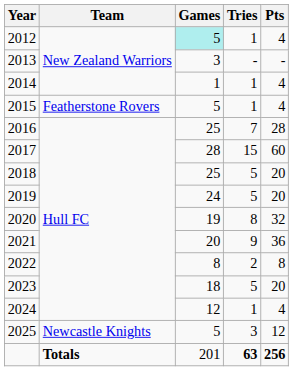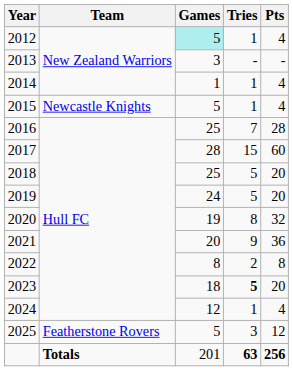(101, 106) Featherstone Rovers -> (97, 106) Newcastle Knights
(254, 286) normal -> (254, 286) bold
(97, 331) Newcastle Knights -> (101, 331) Featherstone Rovers
